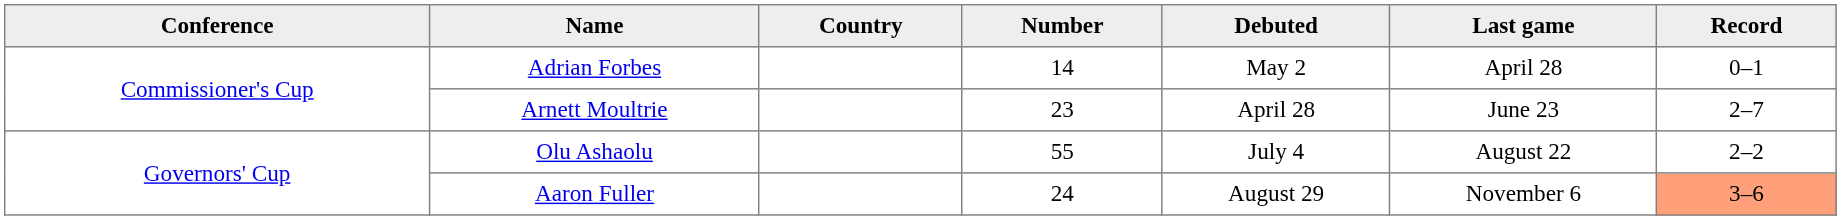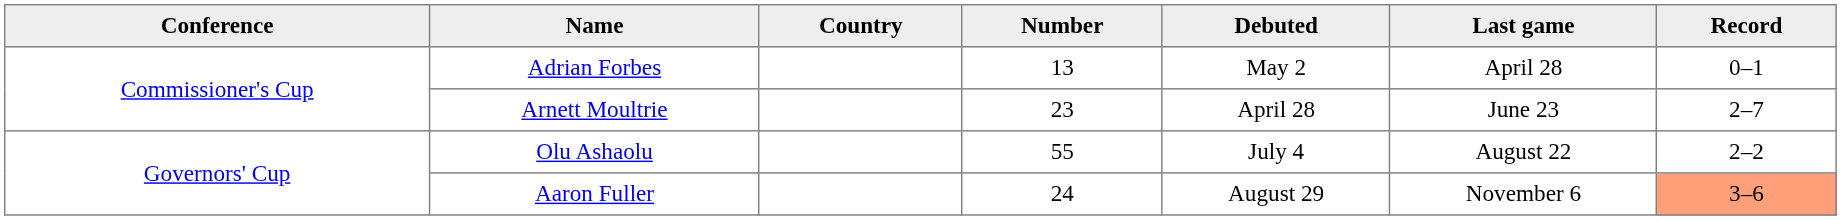(1062, 67) 14 -> (1062, 67) 13
